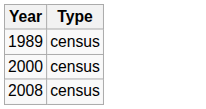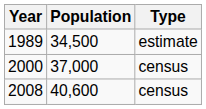+ column: (91, 16)
(75, 41) census -> (168, 41) estimate
